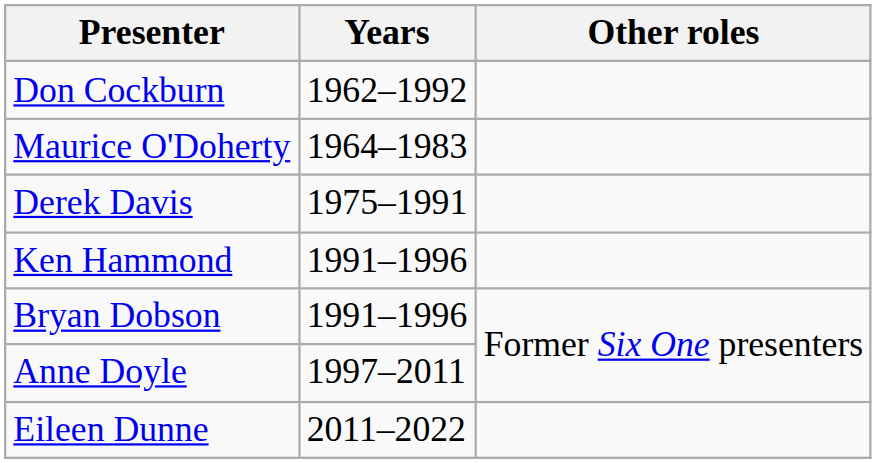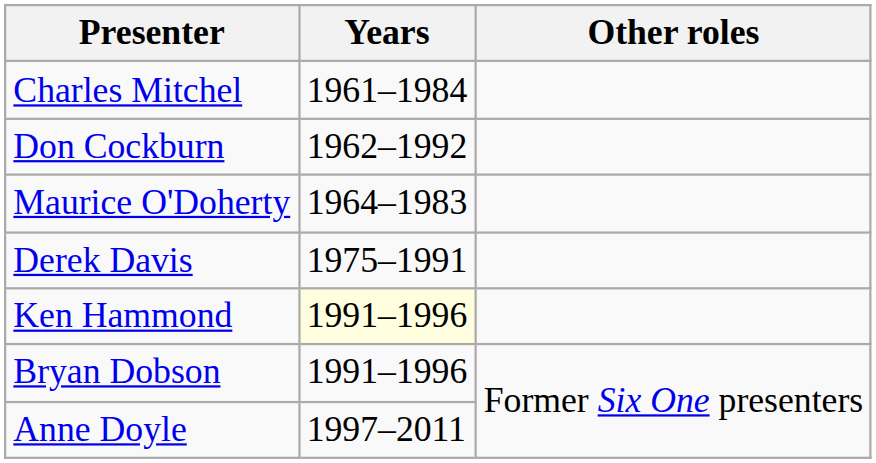+ row: (128, 89)
(387, 259) no background -> (387, 315) lightyellow background
- row: (111, 428)
